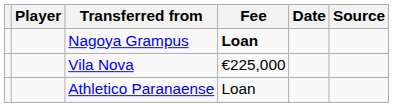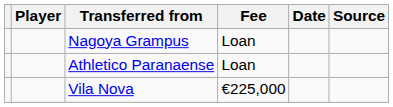(240, 41) bold -> (238, 41) normal
rows swapped: (101, 65) <-> (141, 89)
